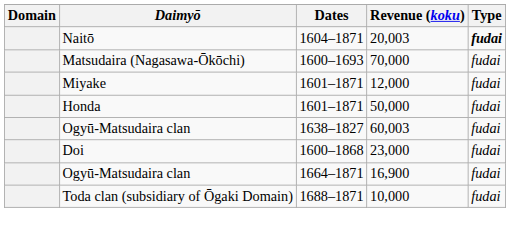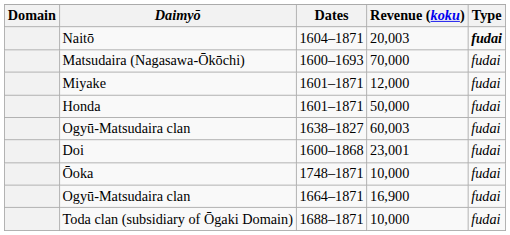(390, 151) 23,000 -> (390, 151) 23,001
+ row: (78, 173)
